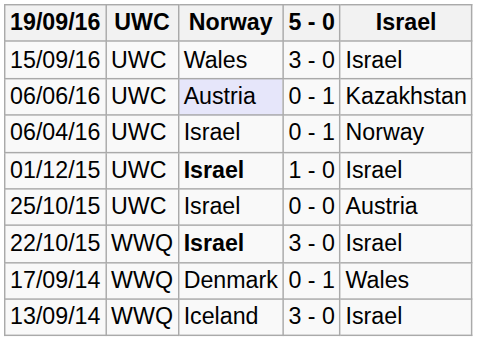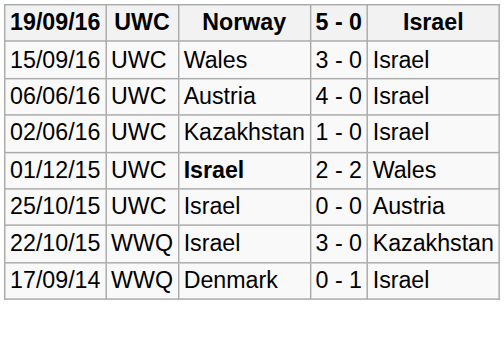(220, 96) lavender background -> (220, 96) no background
(312, 96) 0 - 1 -> (339, 96) 4 - 0
(406, 96) Kazakhstan -> (401, 96) Israel
+ row: (55, 133)
- row: (55, 133)
(312, 170) 1 - 0 -> (339, 170) 2 - 2
(374, 170) Israel -> (404, 170) Wales
(214, 243) bold -> (212, 243) normal
(374, 243) Israel -> (433, 243) Kazakhstan
(377, 280) Wales -> (401, 280) Israel
- row: (55, 317)
